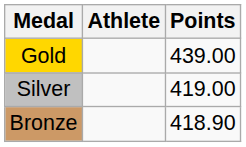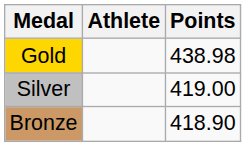(203, 55) 439.00 -> (203, 55) 438.98
